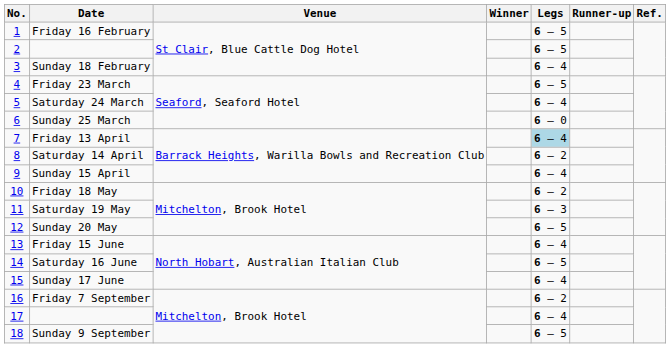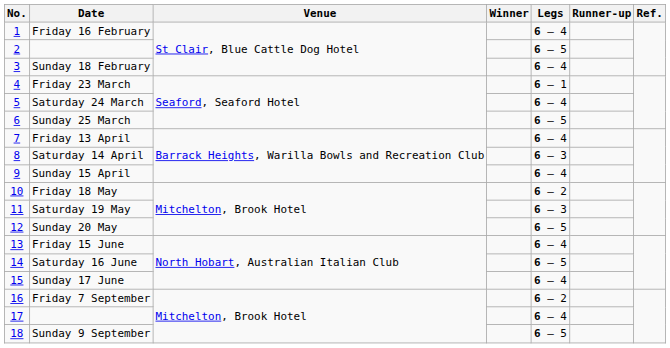(551, 31) 6 – 5 -> (551, 31) 6 – 4
(551, 85) 6 – 5 -> (551, 85) 6 – 1
(551, 120) 6 – 0 -> (551, 120) 6 – 5
(551, 138) lightblue background -> (551, 138) no background
(551, 156) 6 – 2 -> (551, 156) 6 – 3
